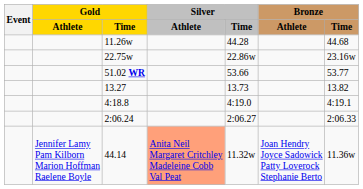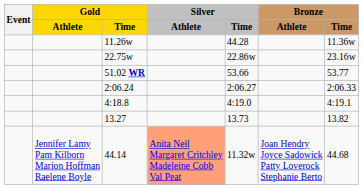(338, 42) 44.68 -> (341, 42) 11.36w
rows swapped: (119, 118) <-> (115, 88)
(341, 155) 11.36w -> (338, 155) 44.68
